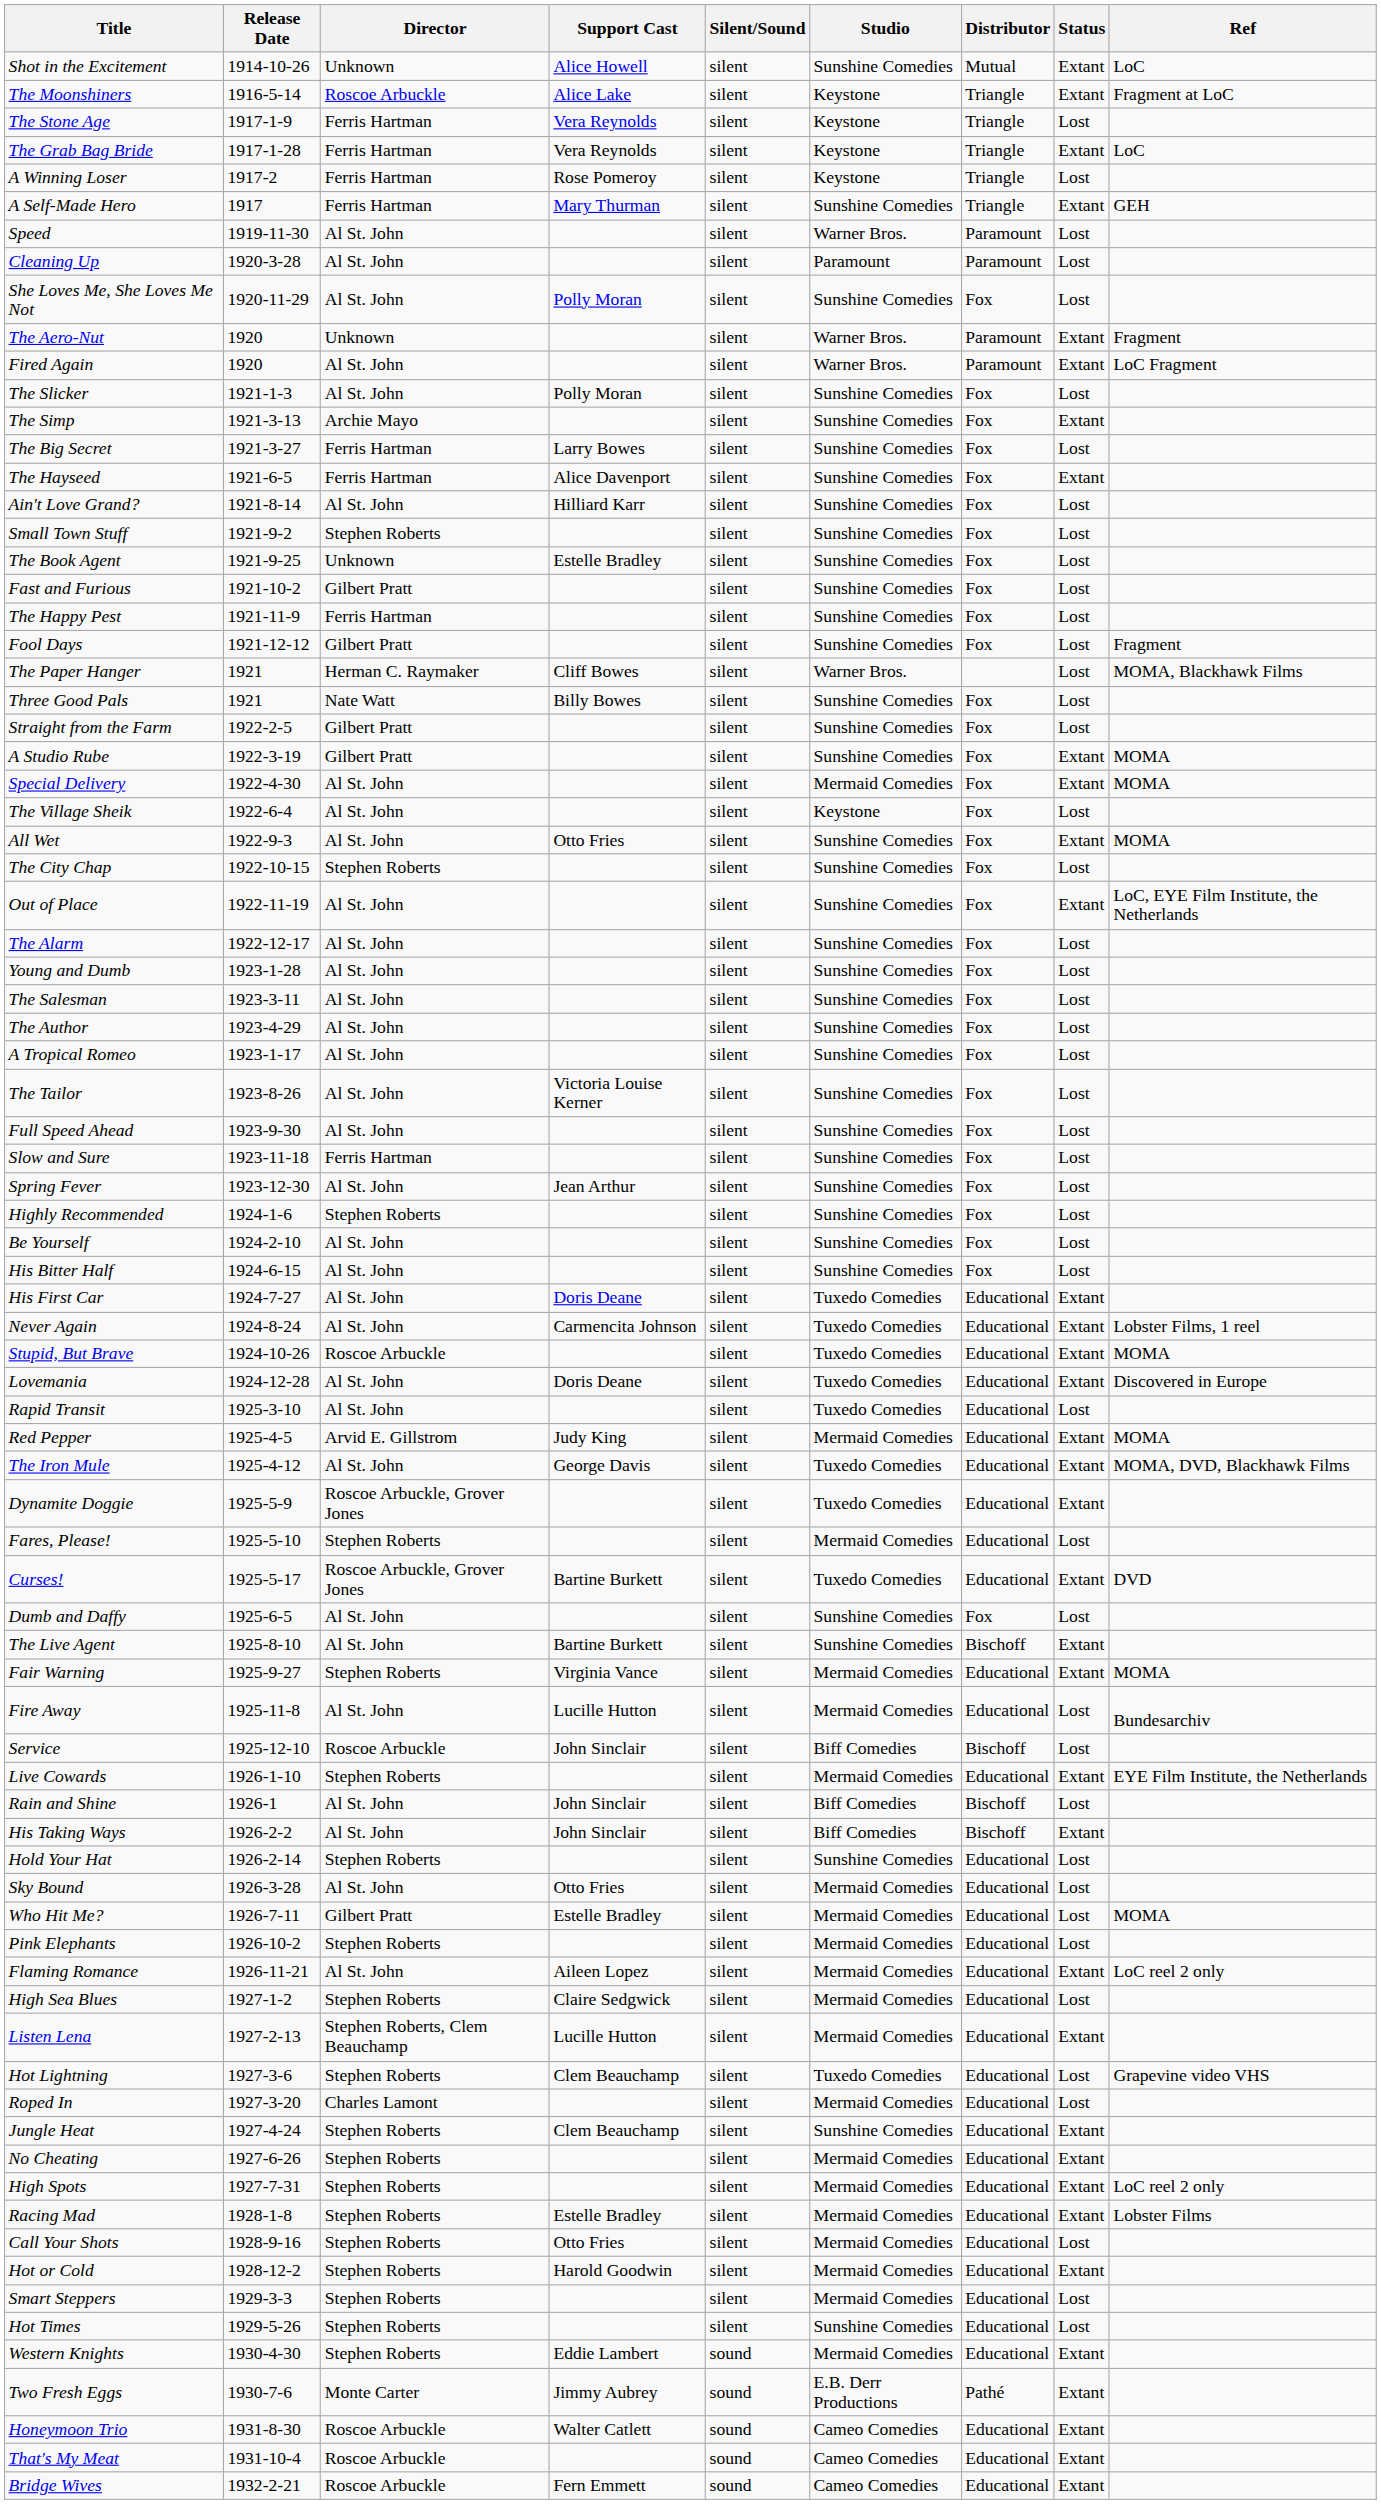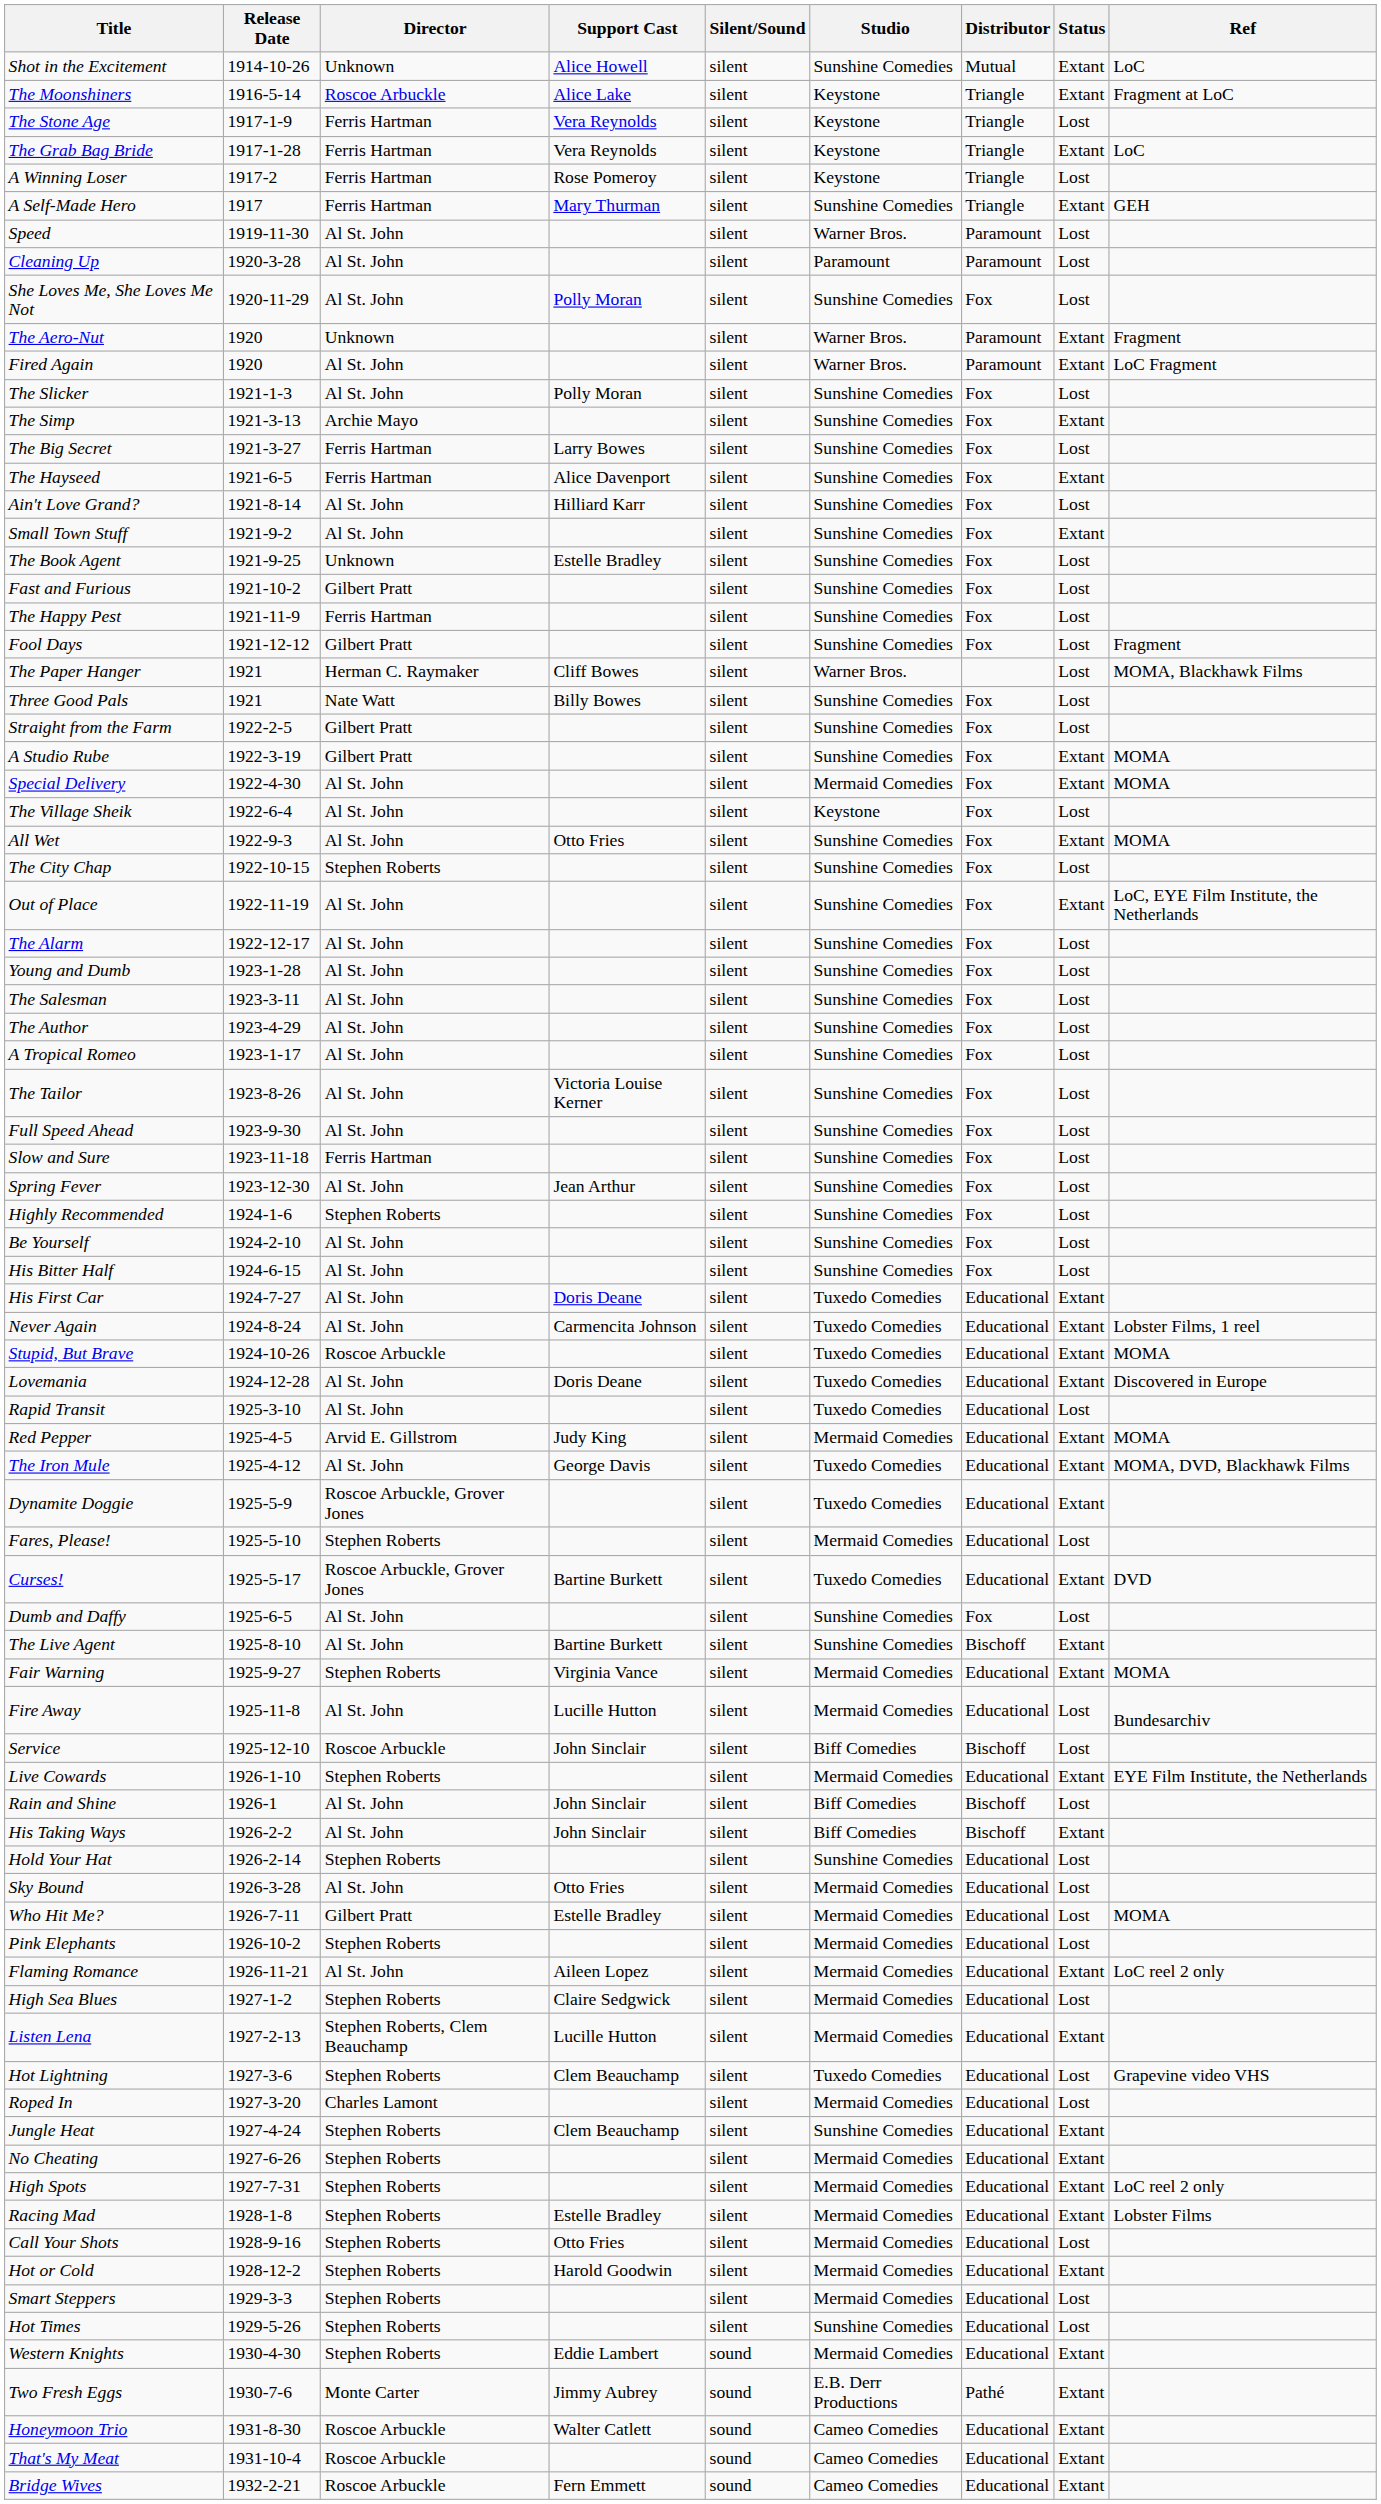(383, 532) Stephen Roberts -> (364, 532) Al St. John
(1074, 532) Lost -> (1081, 532) Extant
